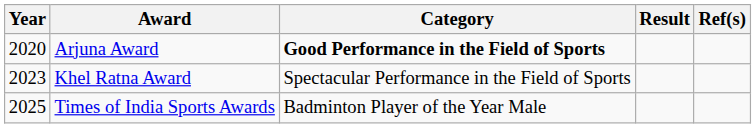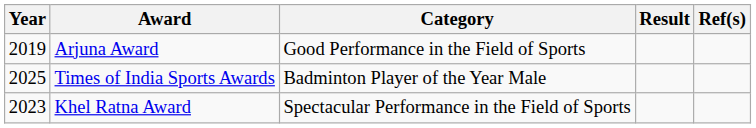(27, 48) 2020 -> (27, 48) 2019
(444, 48) bold -> (434, 48) normal
rows swapped: (123, 78) <-> (165, 107)
